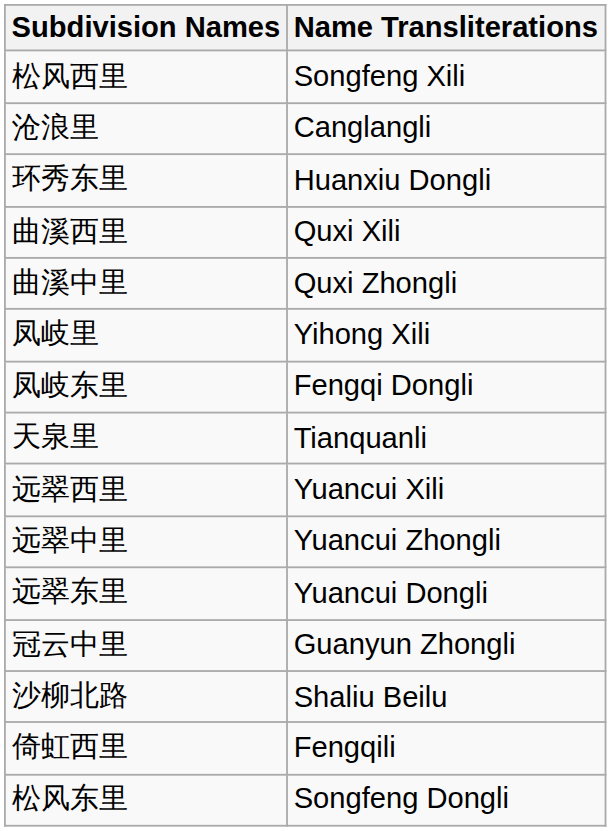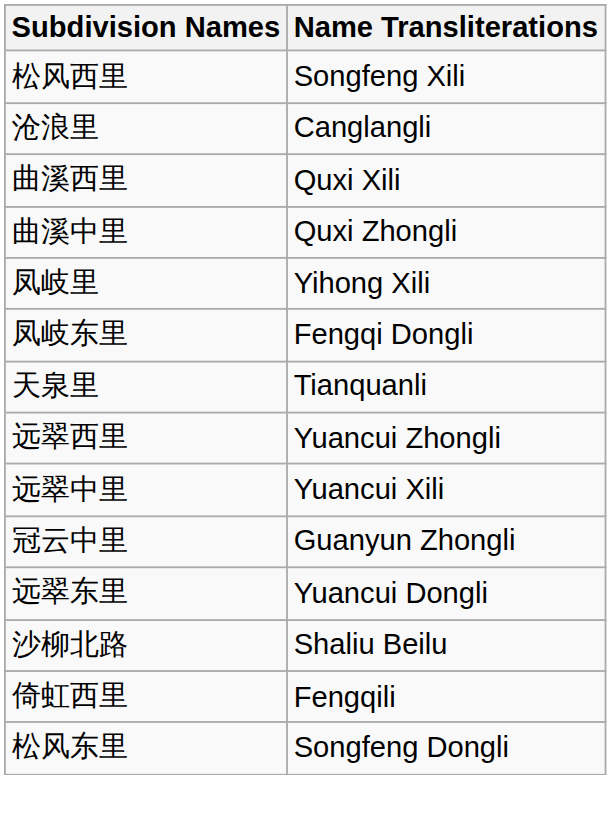- row: (70, 178)
(369, 489) Yuancui Xili -> (397, 438) Yuancui Zhongli
(397, 541) Yuancui Zhongli -> (369, 489) Yuancui Xili
rows swapped: (70, 592) <-> (70, 643)
